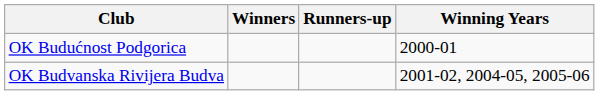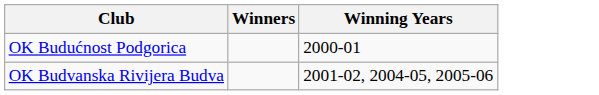- column: (347, 19)
